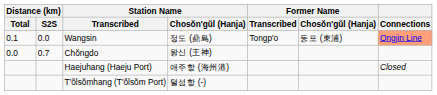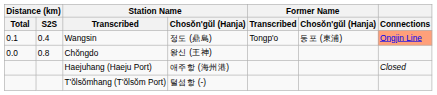(44, 38) 0.0 -> (44, 38) 0.4
(44, 52) 0.7 -> (44, 52) 0.8
